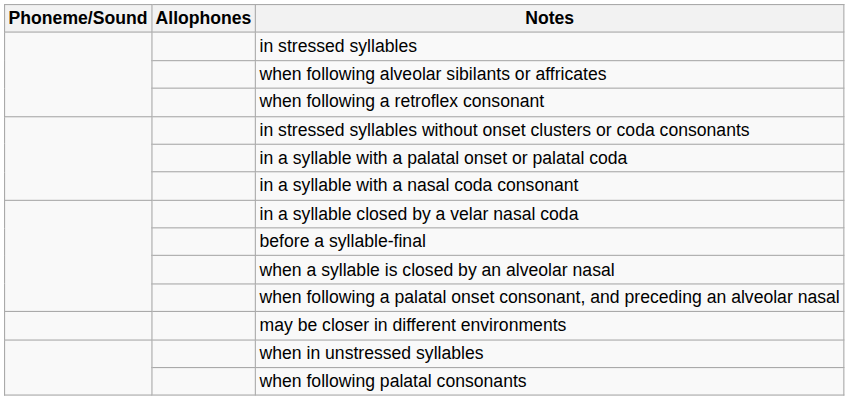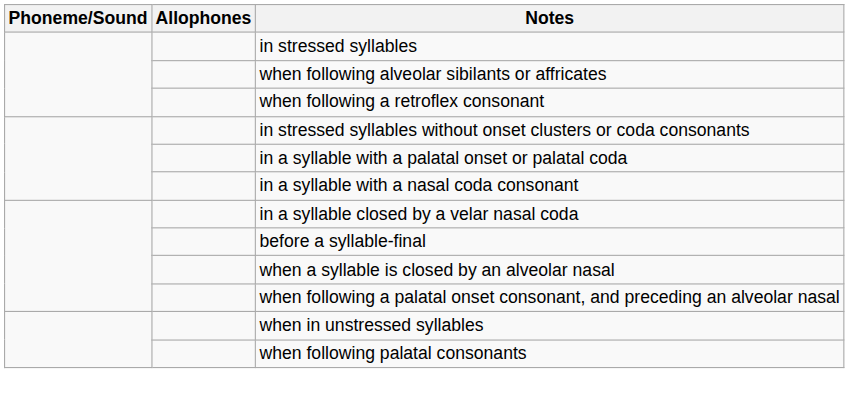- row: (413, 325)
